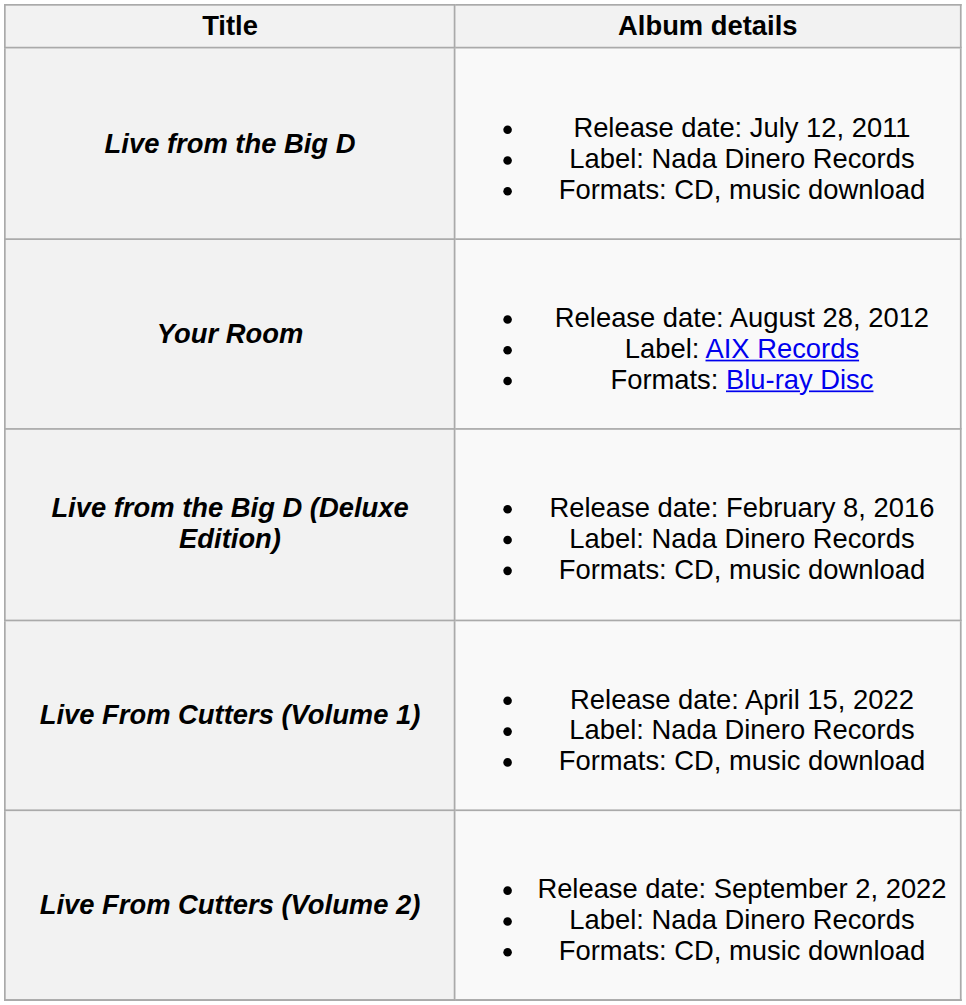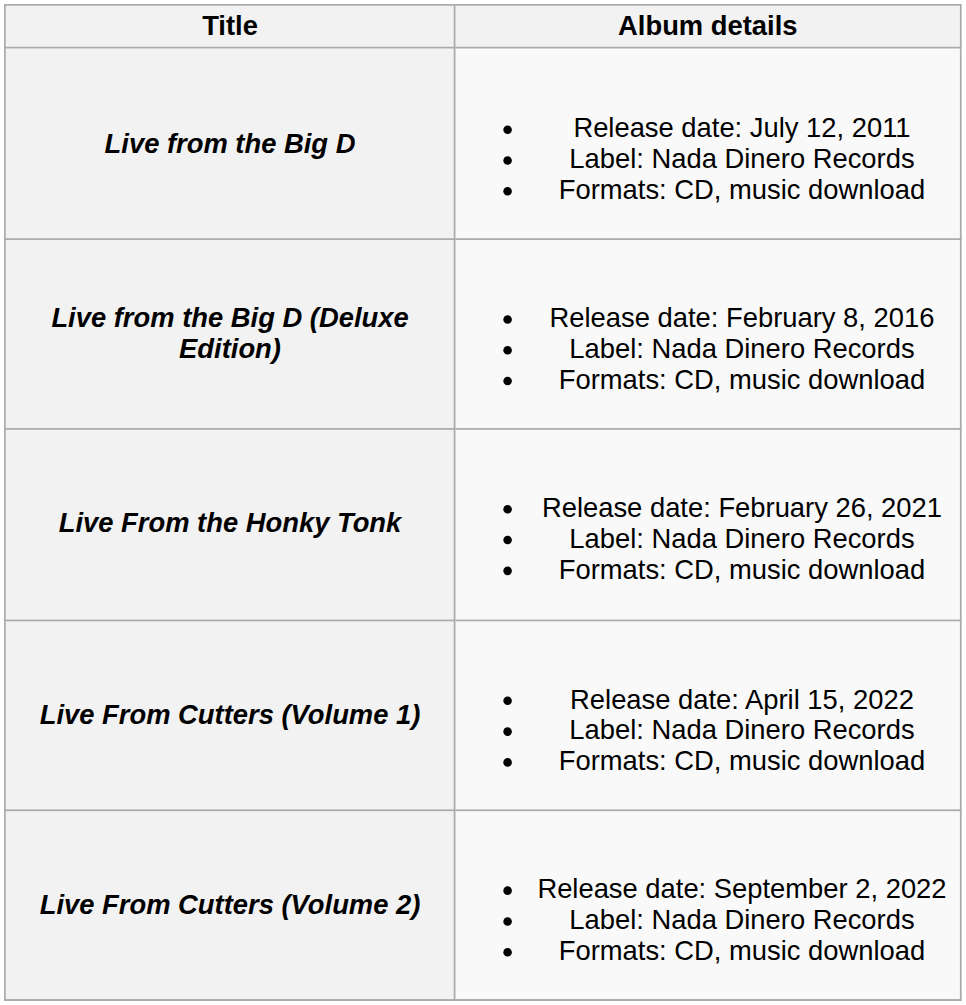- row: (230, 333)
+ row: (230, 524)
